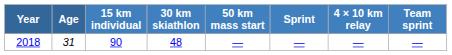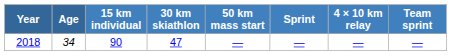(69, 42) 31 -> (69, 42) 34
(176, 42) 48 -> (176, 42) 47
